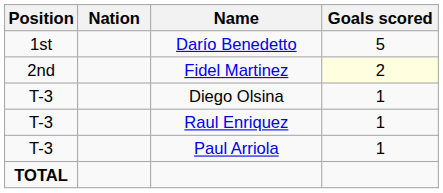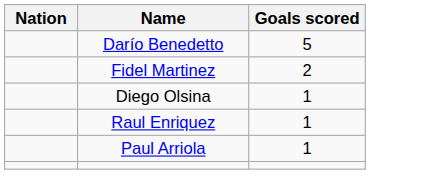- column: (41, 18)
(380, 70) lightyellow background -> (307, 70) no background
